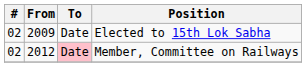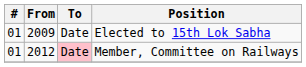(14, 33) 02 -> (14, 33) 01
(14, 52) 02 -> (14, 52) 01
